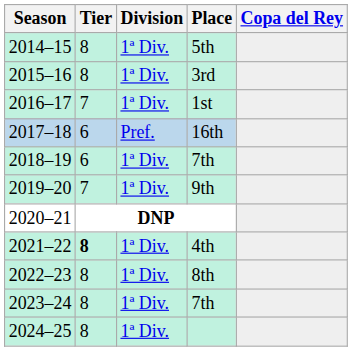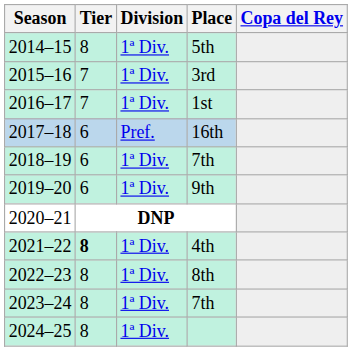(84, 75) 8 -> (84, 75) 7
(84, 189) 7 -> (84, 189) 6
